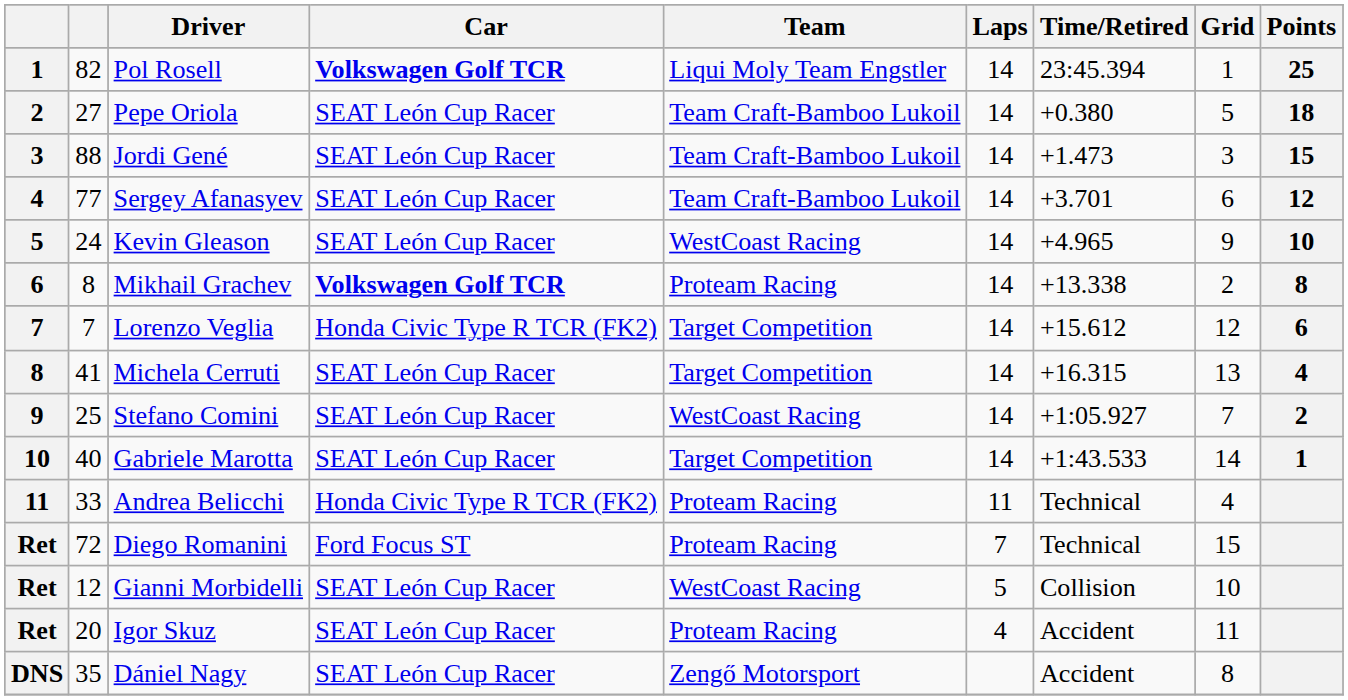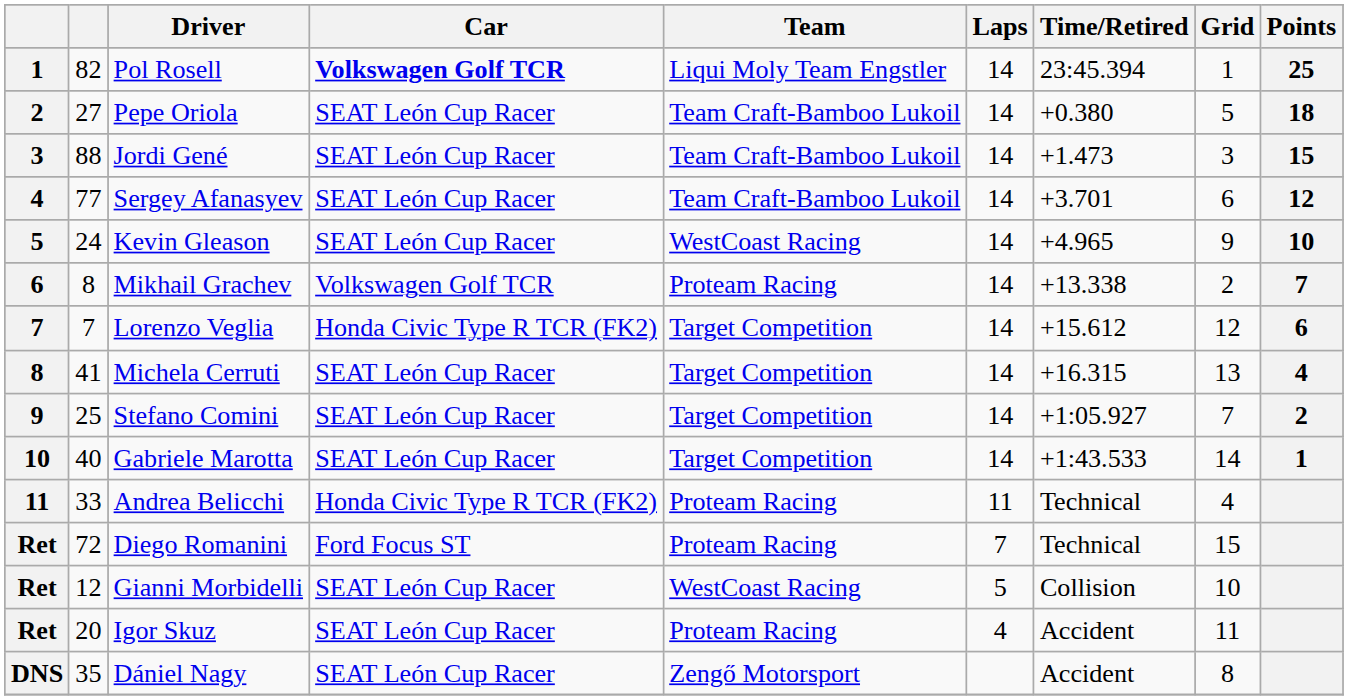(440, 284) bold -> (434, 284) normal
(1301, 284) 8 -> (1301, 284) 7
(765, 414) WestCoast Racing -> (771, 414) Target Competition
